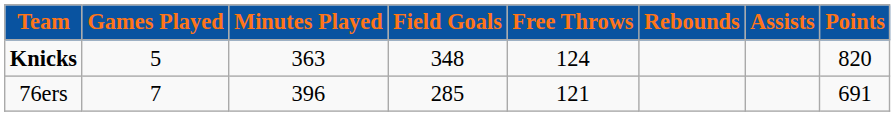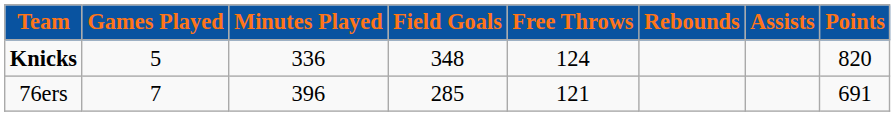(308, 57) 363 -> (308, 57) 336
